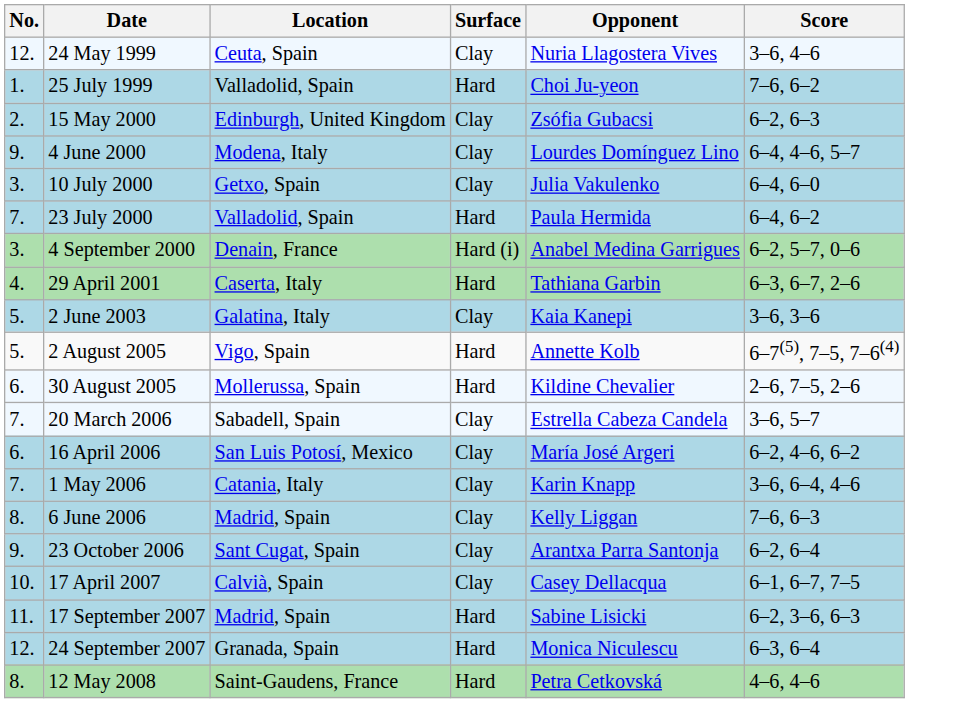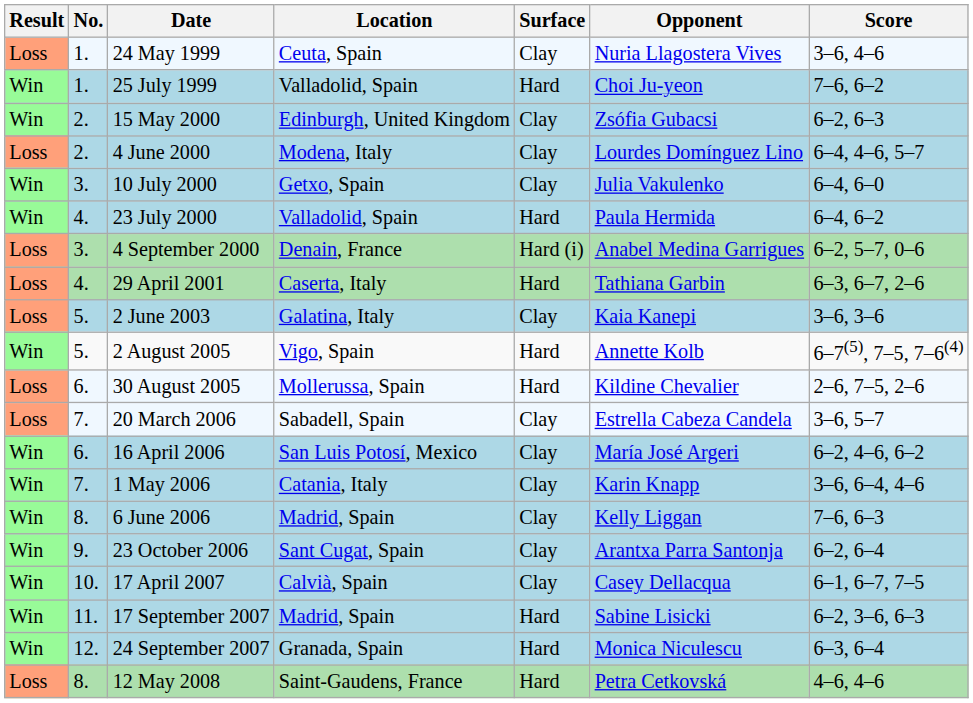+ column: (37, 20)
(22, 53) 12. -> (81, 53) 1.
(17, 151) 9. -> (81, 151) 2.
(17, 216) 7. -> (81, 216) 4.
